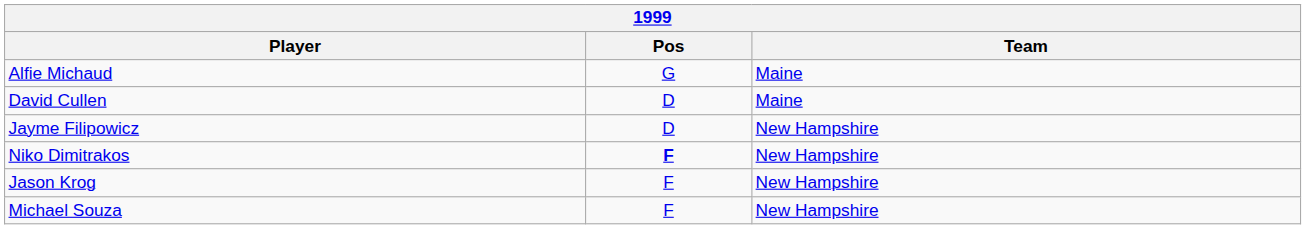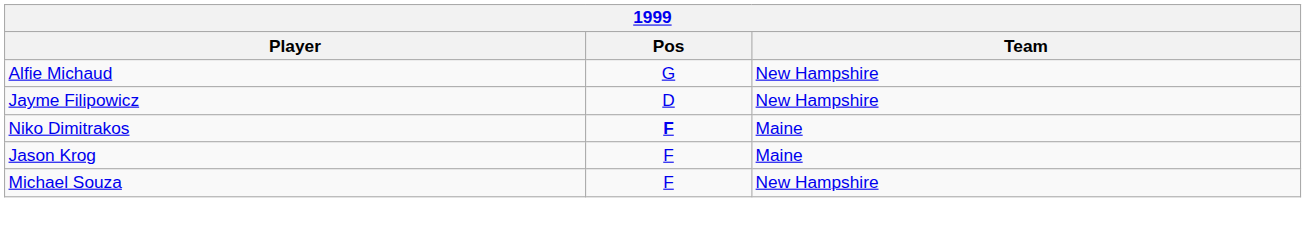(779, 73) Maine -> (817, 73) New Hampshire
- row: (58, 100)
(817, 155) New Hampshire -> (779, 127) Maine
(817, 182) New Hampshire -> (779, 155) Maine
